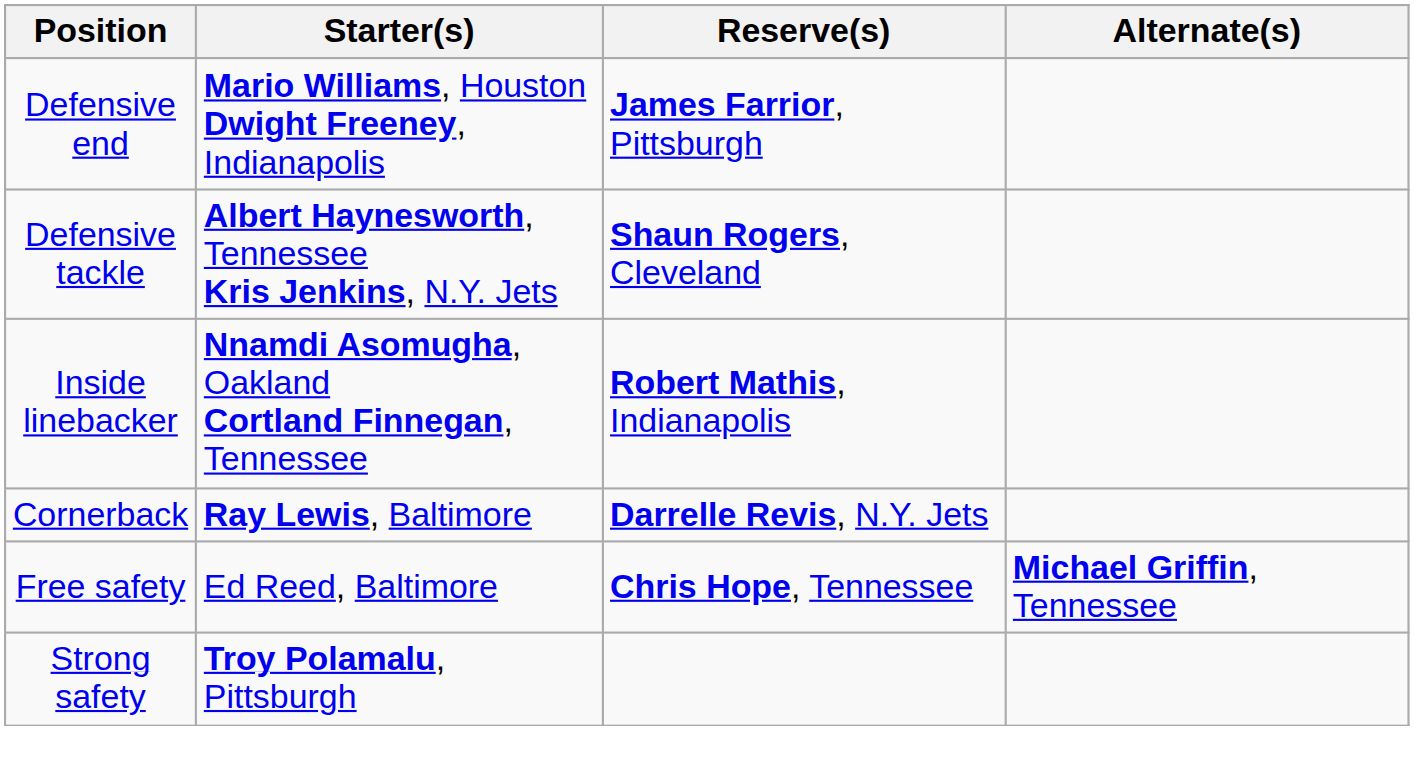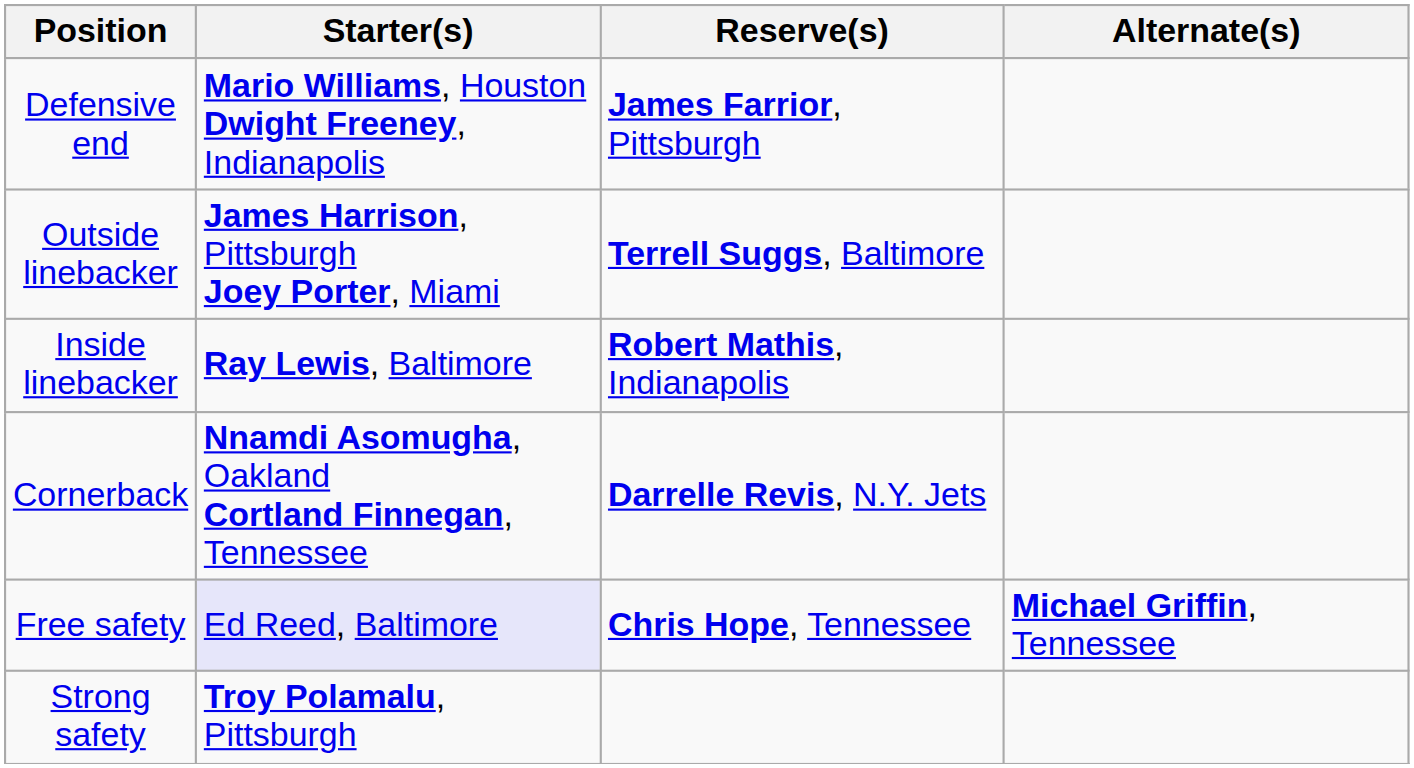- row: (101, 253)
+ row: (101, 253)
(362, 402) Nnamdi Asomugha, Oakland Cortland Finnegan, Tennessee -> (368, 364) Ray Lewis, Baltimore
(368, 513) Ray Lewis, Baltimore -> (362, 494) Nnamdi Asomugha, Oakland Cortland Finnegan, Tennessee
(351, 586) no background -> (351, 624) lavender background
